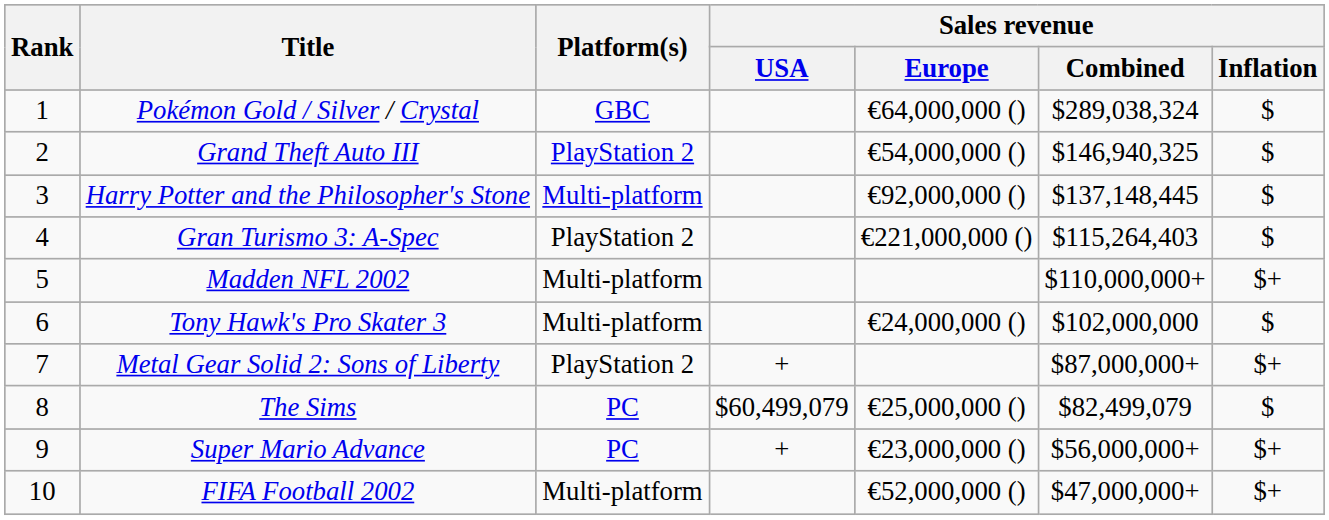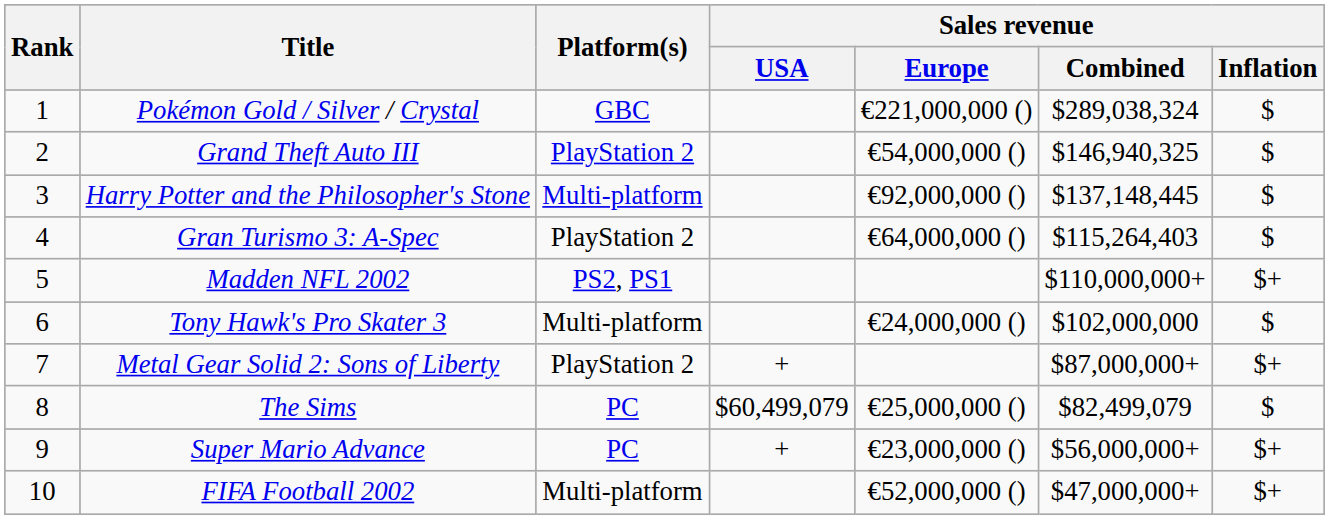(947, 110) €64,000,000 () -> (947, 110) €221,000,000 ()
(947, 237) €221,000,000 () -> (947, 237) €64,000,000 ()
(622, 279) Multi-platform -> (622, 279) PS2, PS1
